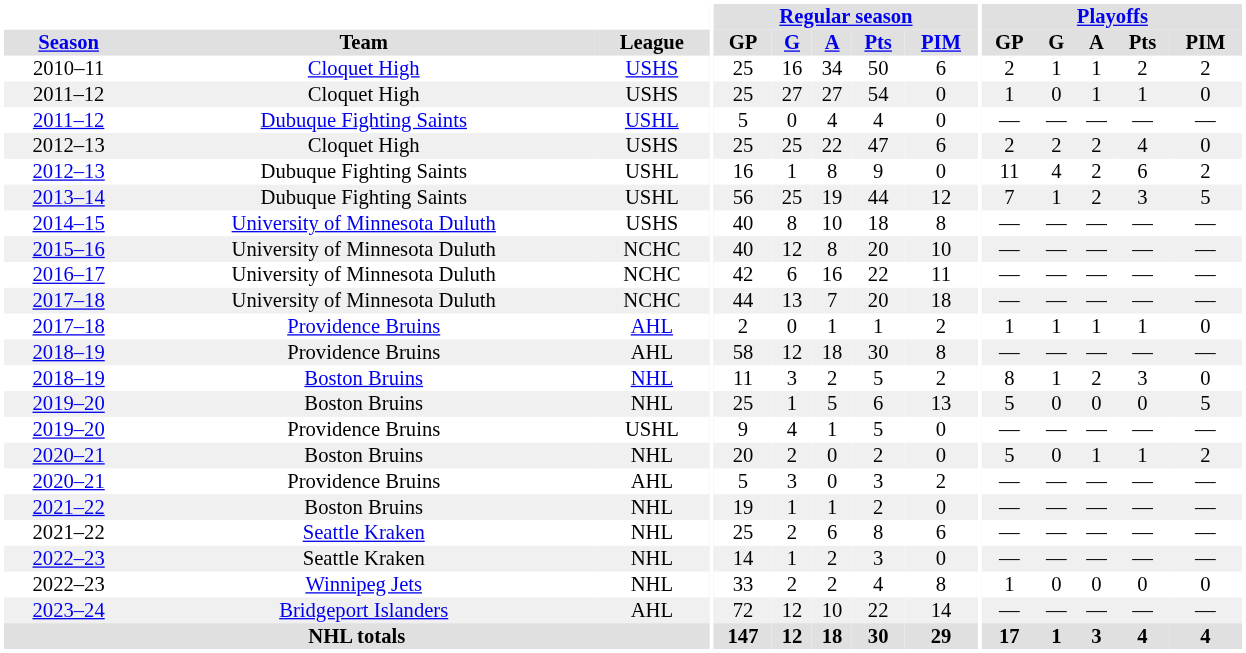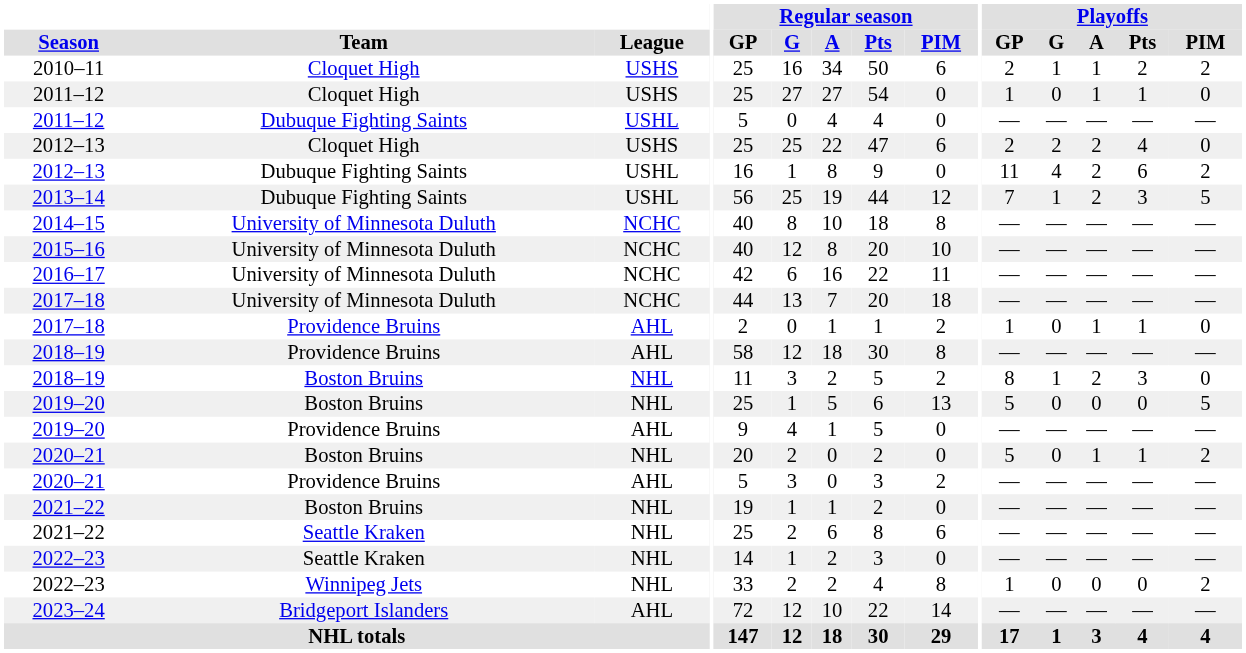(652, 223) USHS -> (652, 223) NCHC
(1056, 326) 1 -> (1056, 326) 0
(652, 429) USHL -> (652, 429) AHL
(1205, 584) 0 -> (1205, 584) 2
